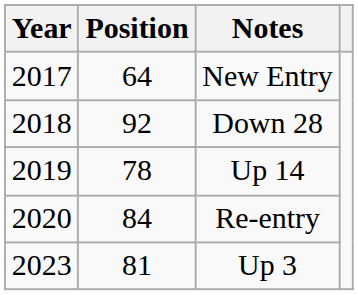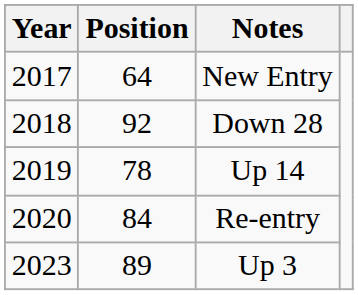(137, 265) 81 -> (137, 265) 89
